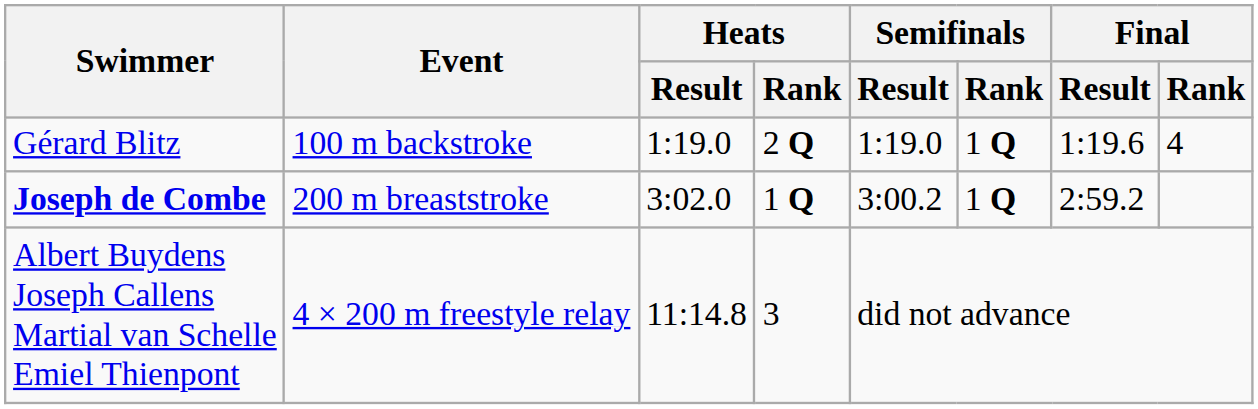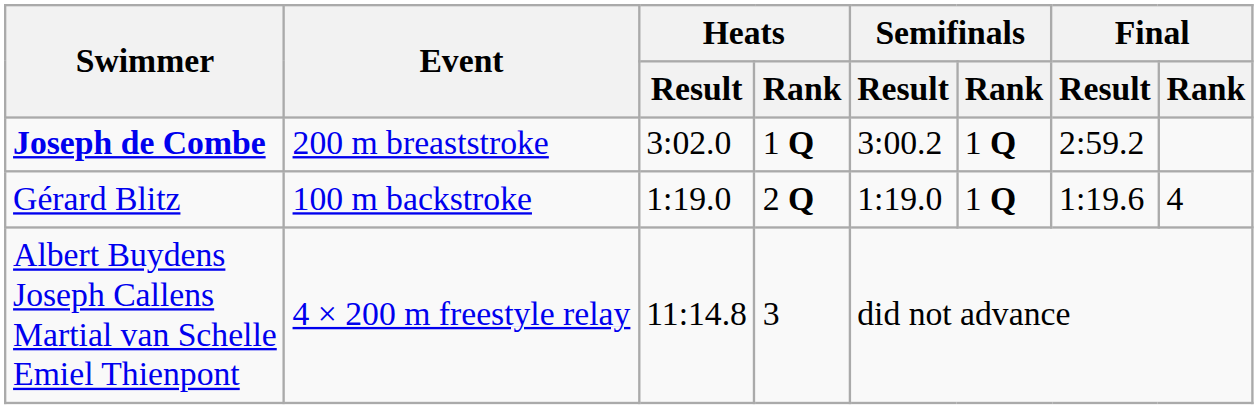rows swapped: (97, 143) <-> (139, 199)
